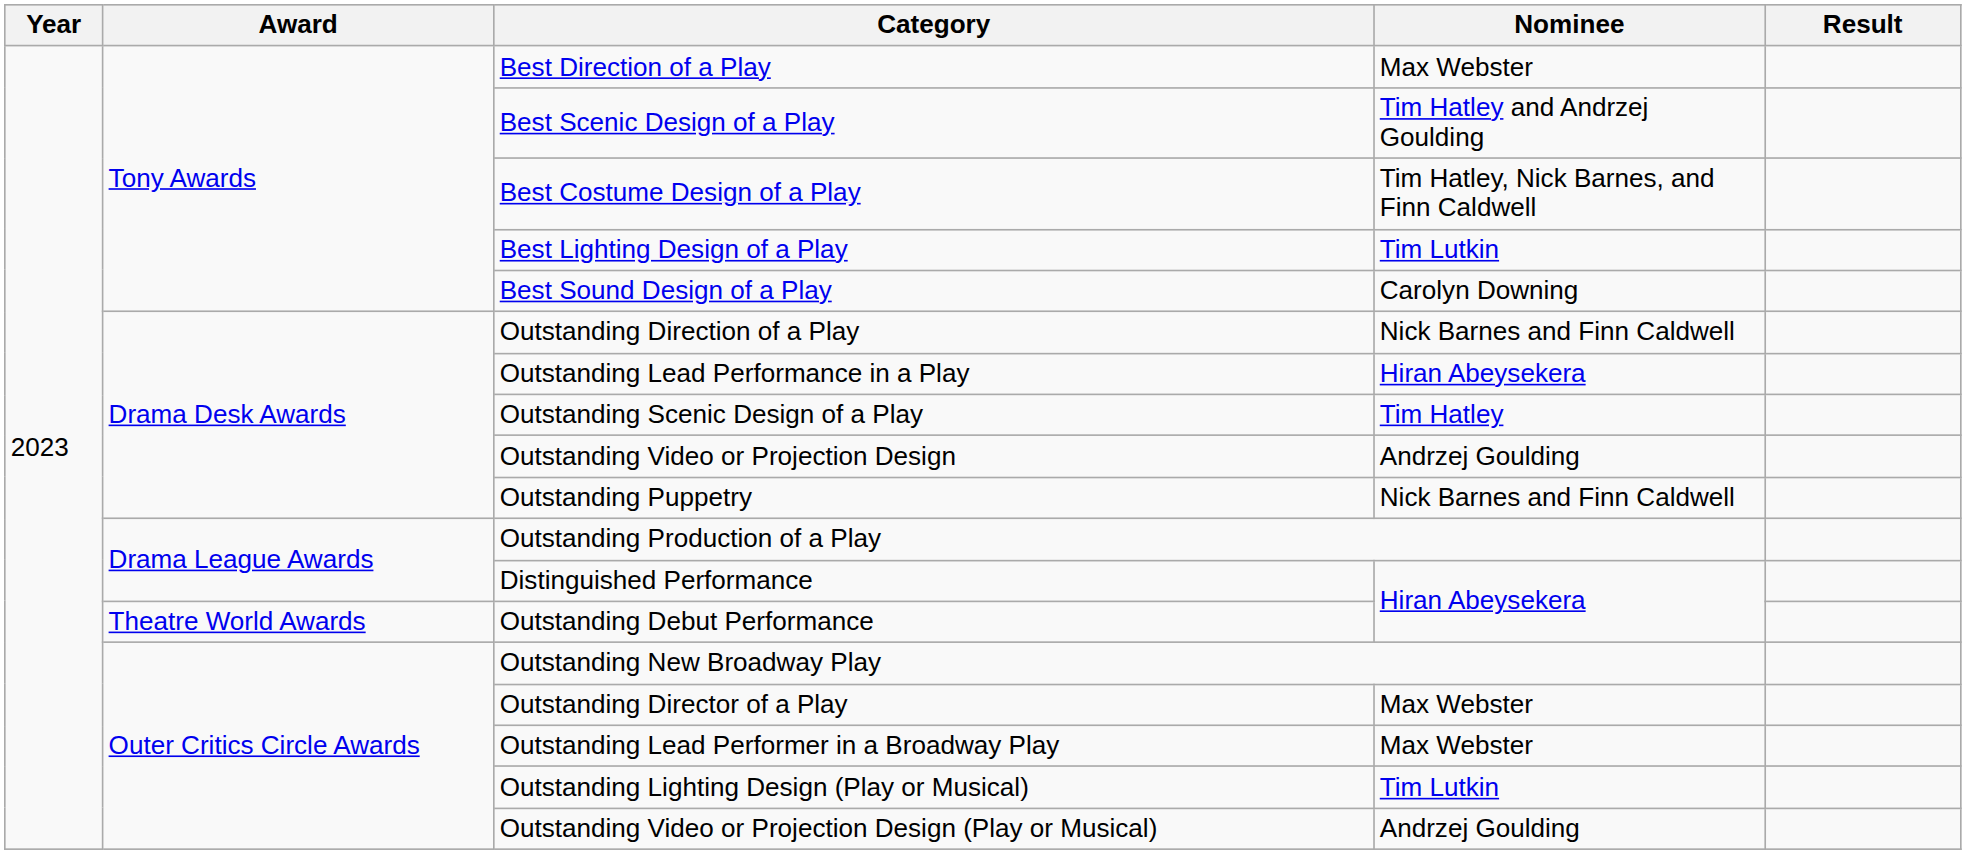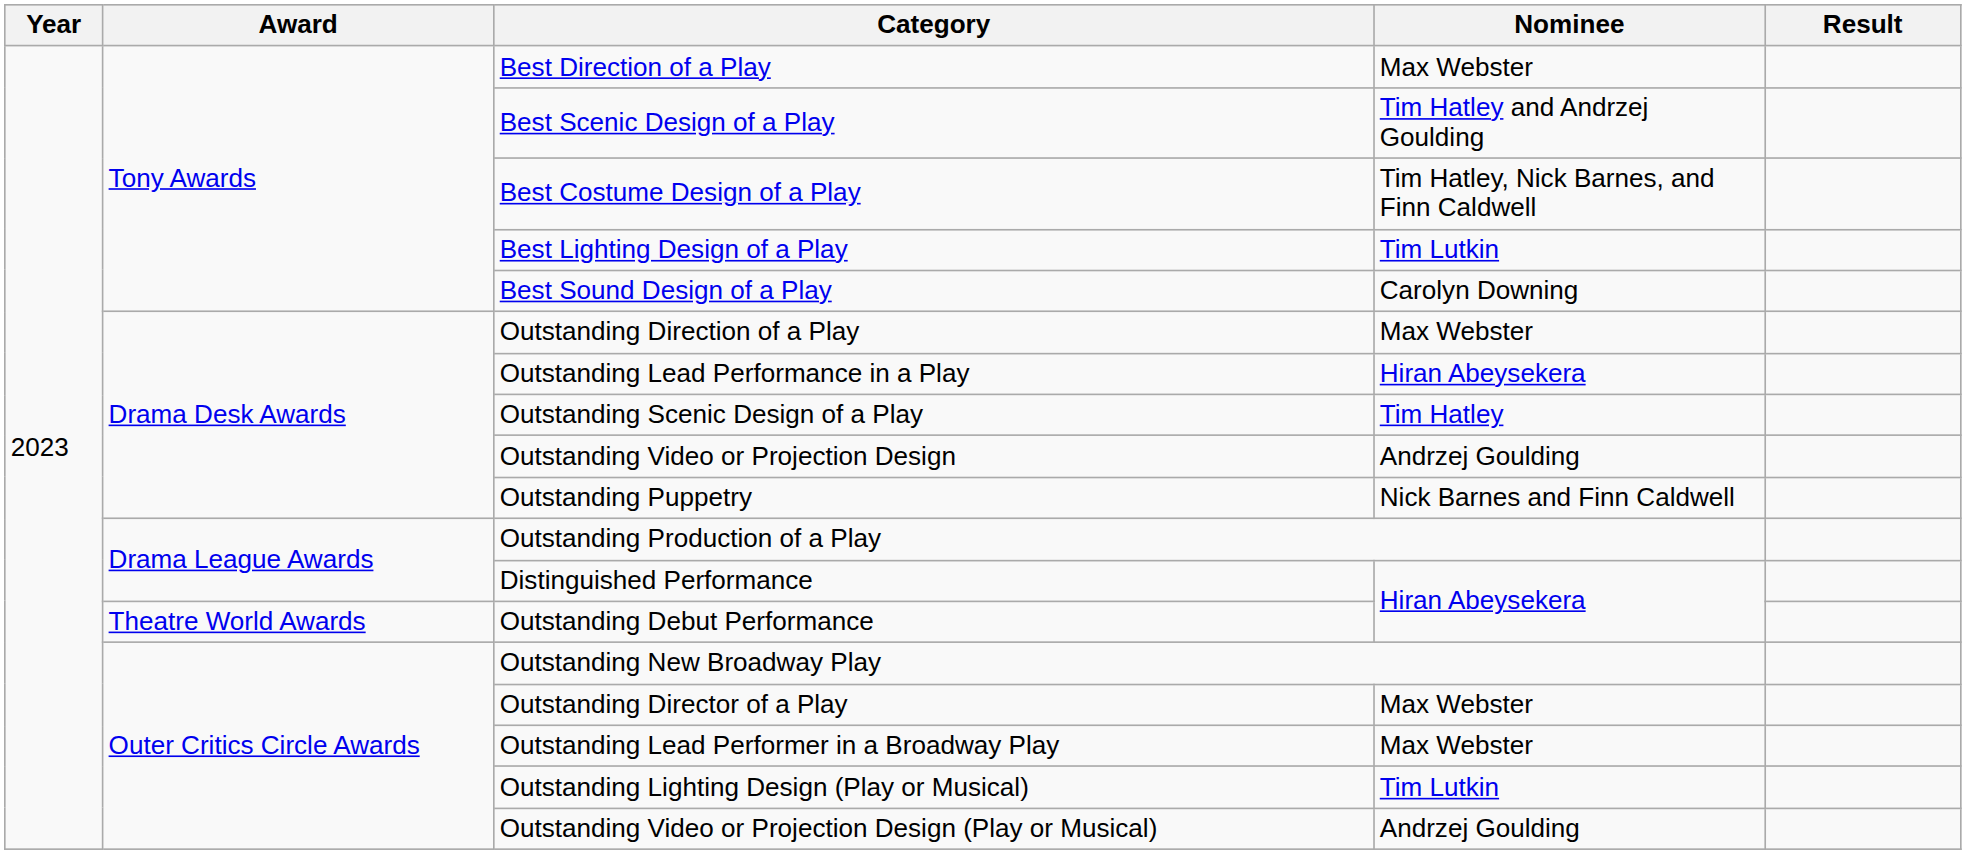(1557, 332) Nick Barnes and Finn Caldwell -> (1456, 332) Max Webster
